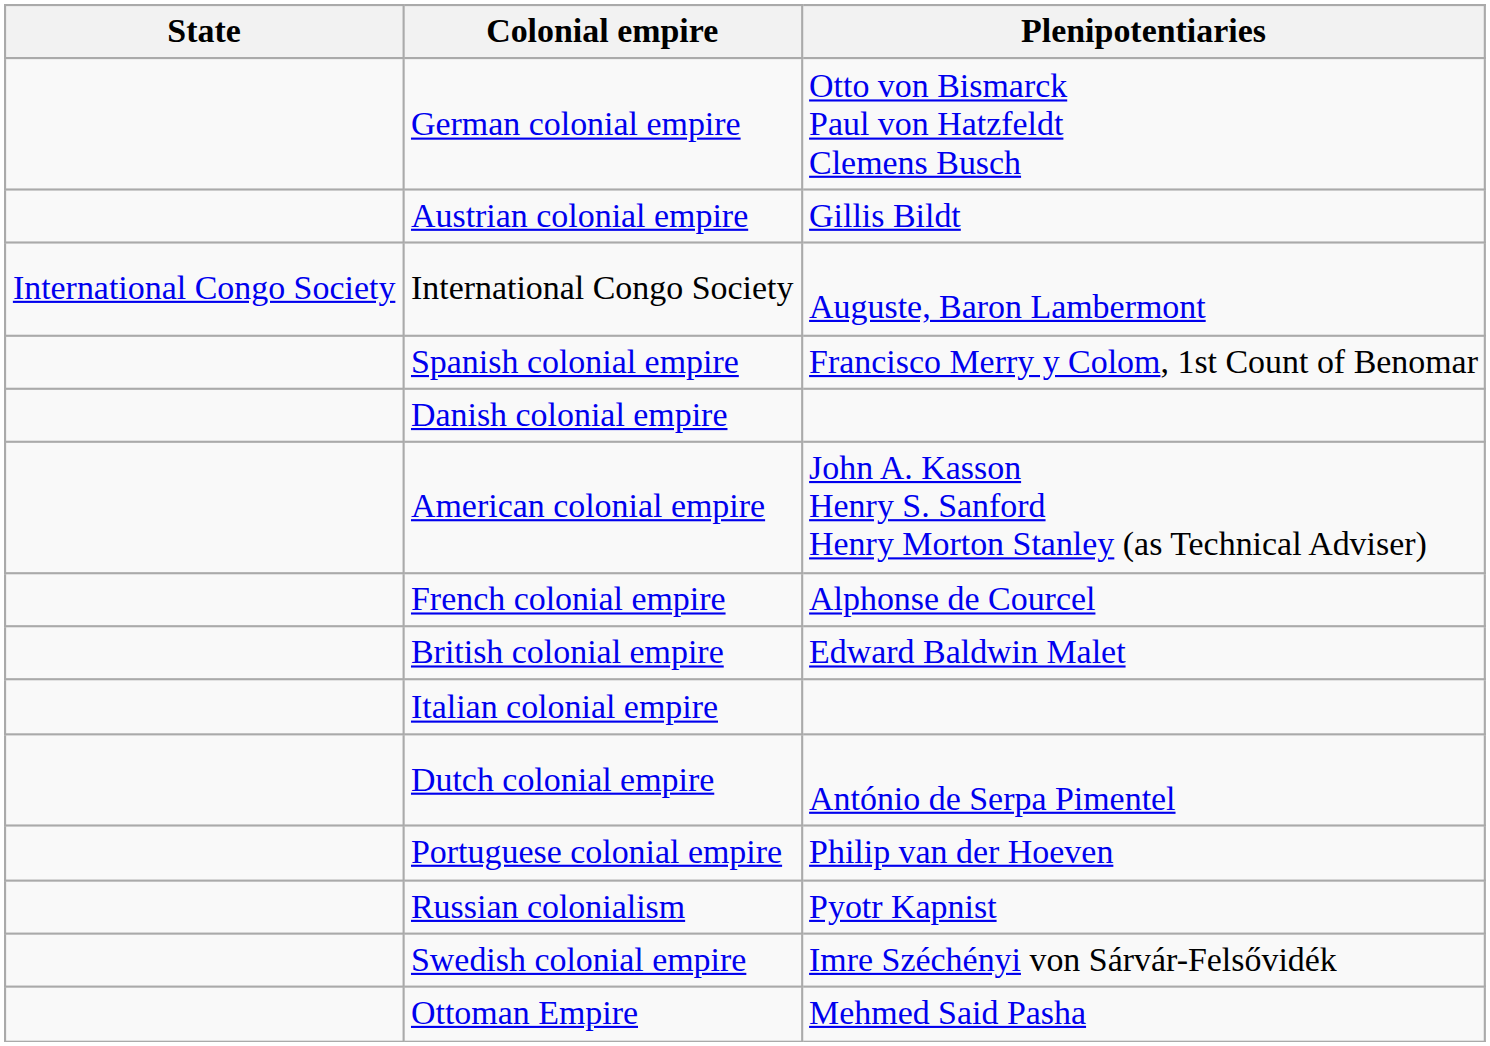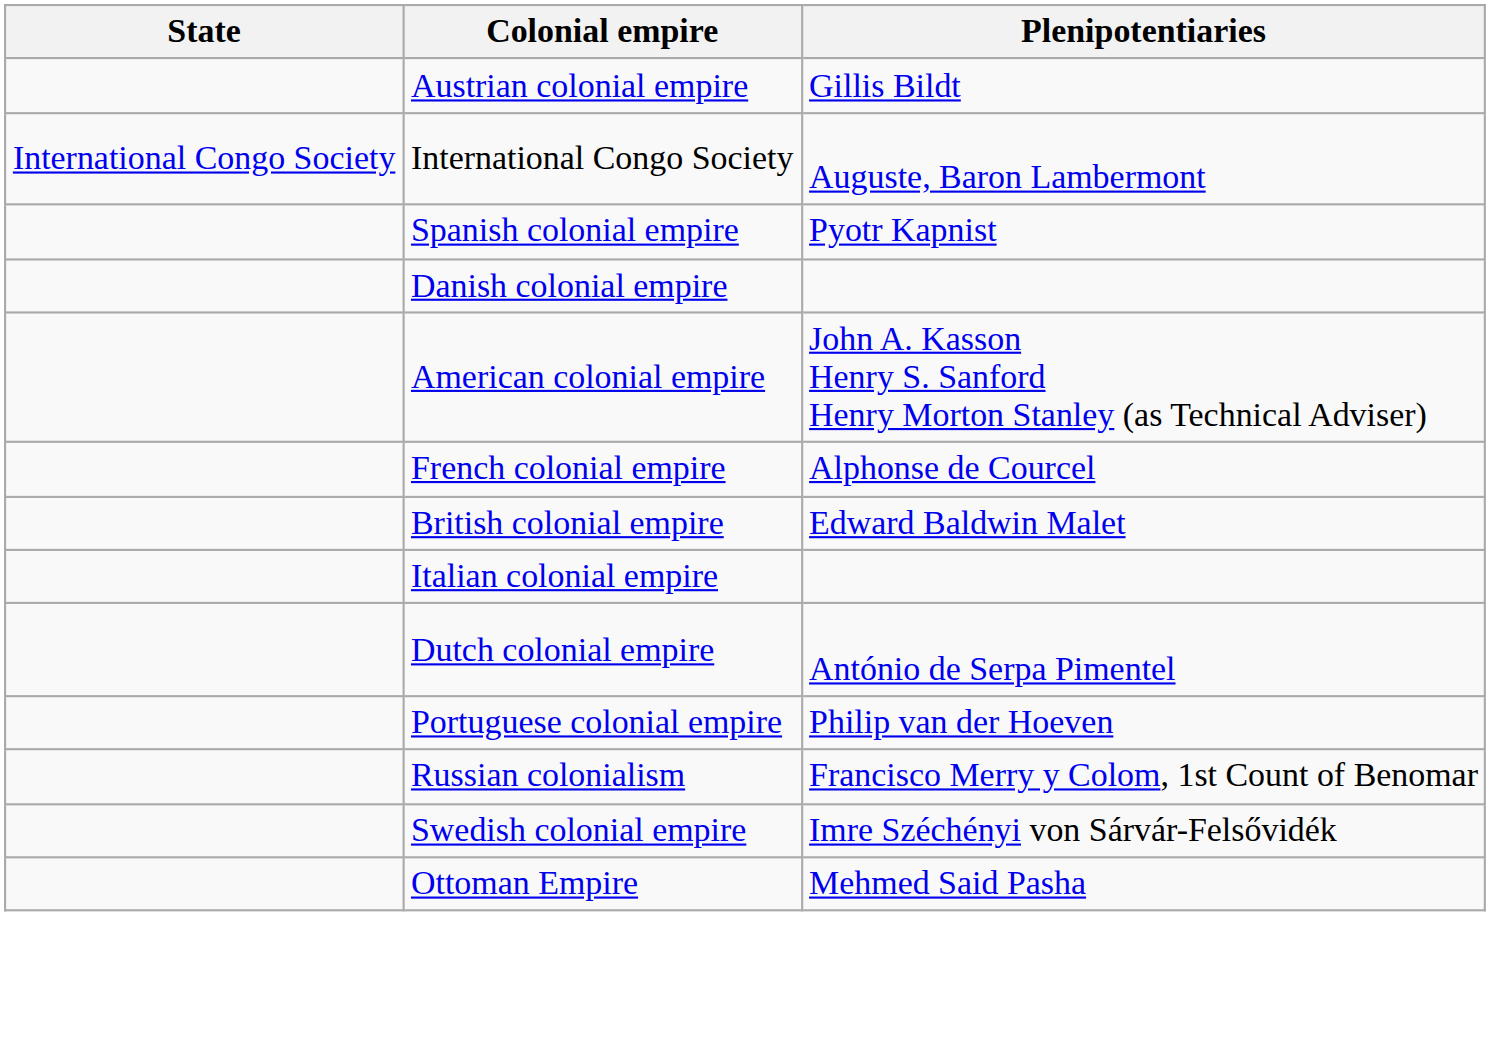- row: (576, 123)
(1144, 361) Francisco Merry y Colom, 1st Count of Benomar -> (903, 230) Pyotr Kapnist
(903, 905) Pyotr Kapnist -> (1144, 775) Francisco Merry y Colom, 1st Count of Benomar
